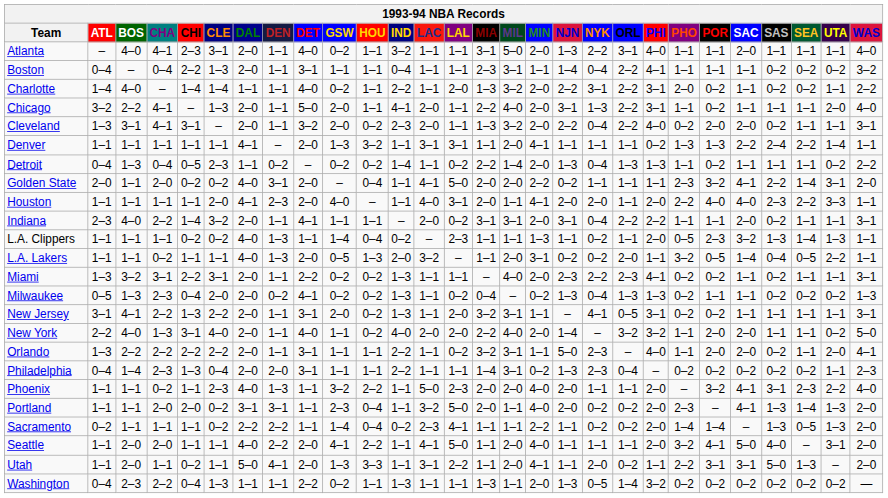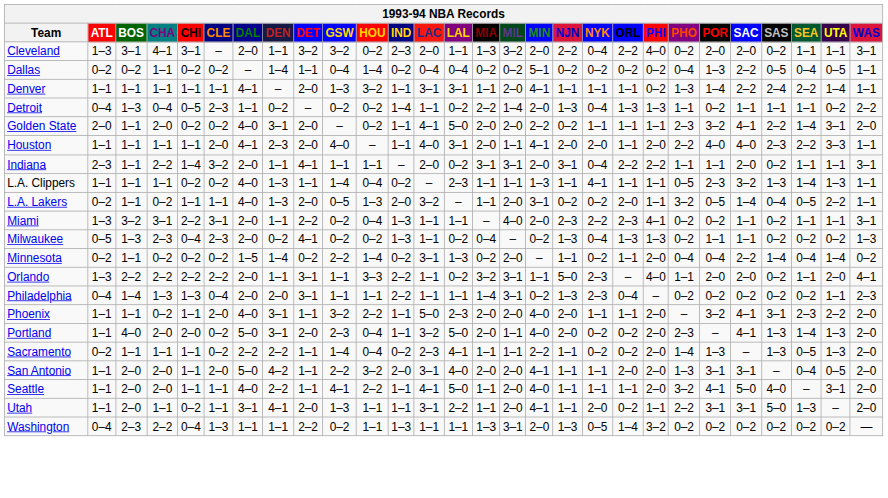- row: (26, 51)
- row: (26, 70)
- row: (31, 89)
- row: (29, 108)
(340, 127) 2–0 -> (340, 51) 3–2
+ row: (24, 70)
(715, 145) 1–3 -> (715, 89) 1–4
(372, 183) 0–4 -> (372, 127) 0–2
(131, 220) 4–0 -> (131, 164) 1–1
(597, 239) 0–2 -> (597, 183) 4–1
(656, 239) 2–0 -> (656, 183) 1–1
(102, 258) 1–1 -> (102, 202) 0–2
(372, 277) 0–2 -> (372, 220) 0–4
(218, 295) 2–0 -> (218, 239) 2–3
+ row: (34, 258)
- row: (38, 314)
- row: (32, 333)
(372, 352) 1–1 -> (372, 277) 3–3
(162, 371) 2–3 -> (162, 295) 1–3
(218, 389) 2–3 -> (218, 314) 2–0
(278, 389) 1–3 -> (278, 314) 3–1
(866, 389) 4–0 -> (866, 314) 2–0
(131, 408) 1–1 -> (131, 333) 4–0
(248, 408) 3–1 -> (248, 333) 5–0
(308, 408) 1–1 -> (308, 333) 2–0
(715, 427) 1–4 -> (715, 352) 1–3
+ row: (39, 371)
(308, 446) 2–0 -> (308, 389) 1–1
(248, 464) 5–0 -> (248, 408) 3–1
(372, 464) 3–3 -> (372, 408) 1–1
(513, 483) 1–1 -> (513, 427) 3–1
